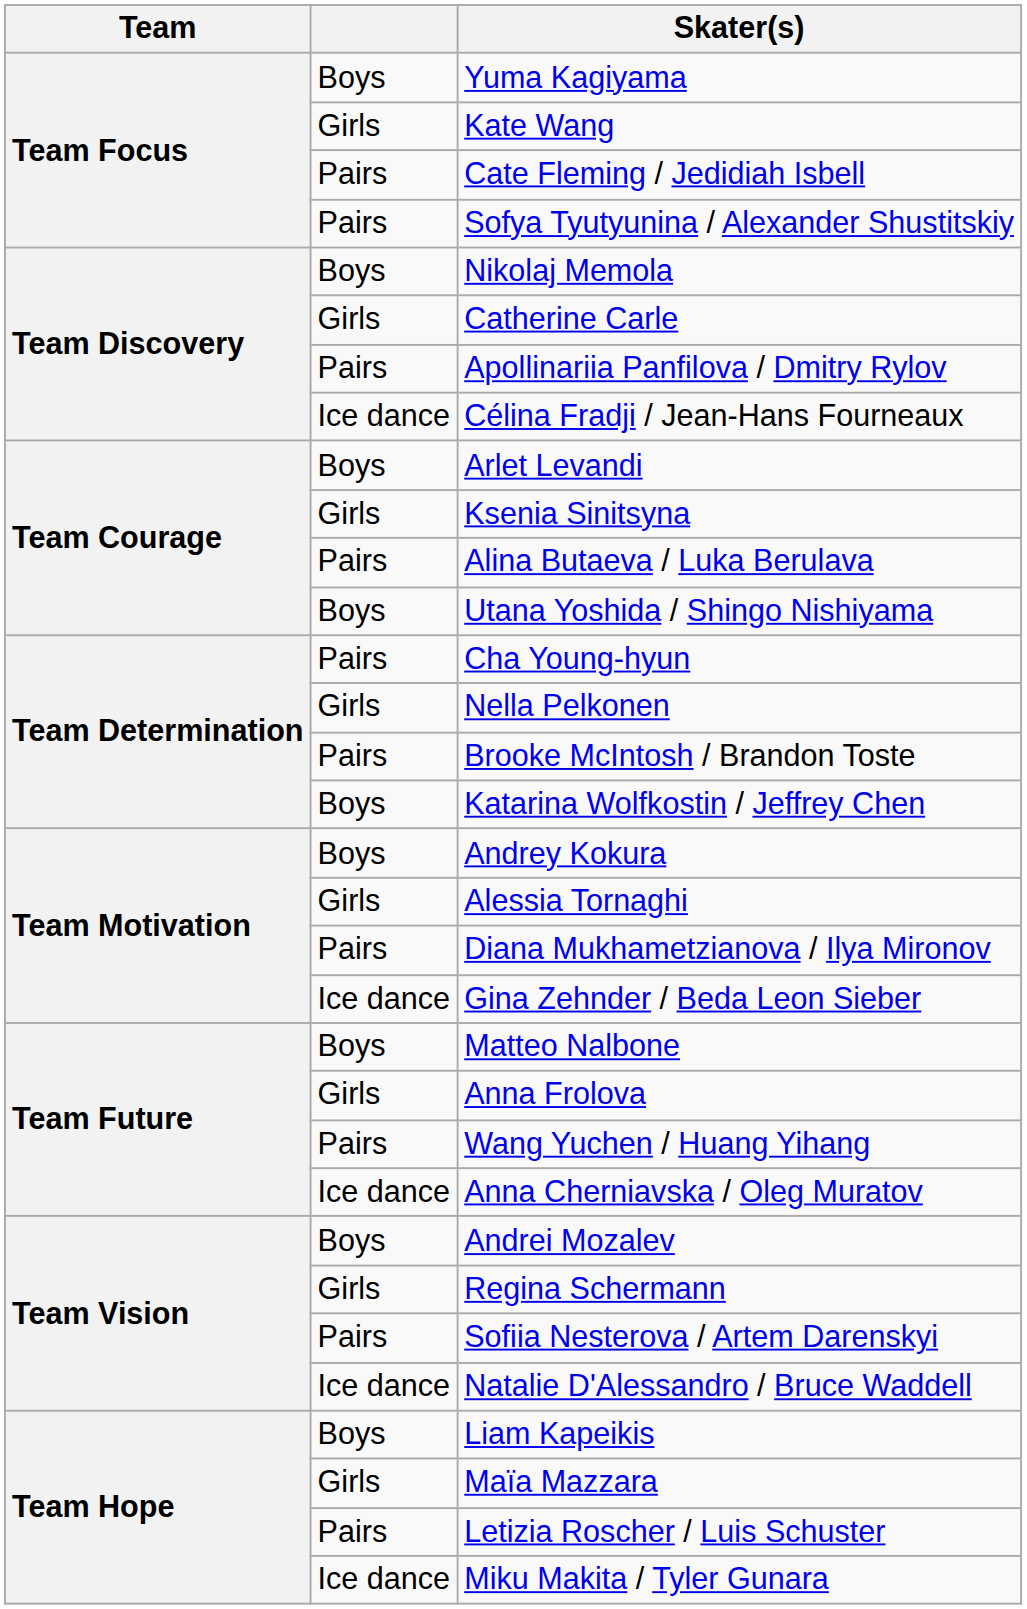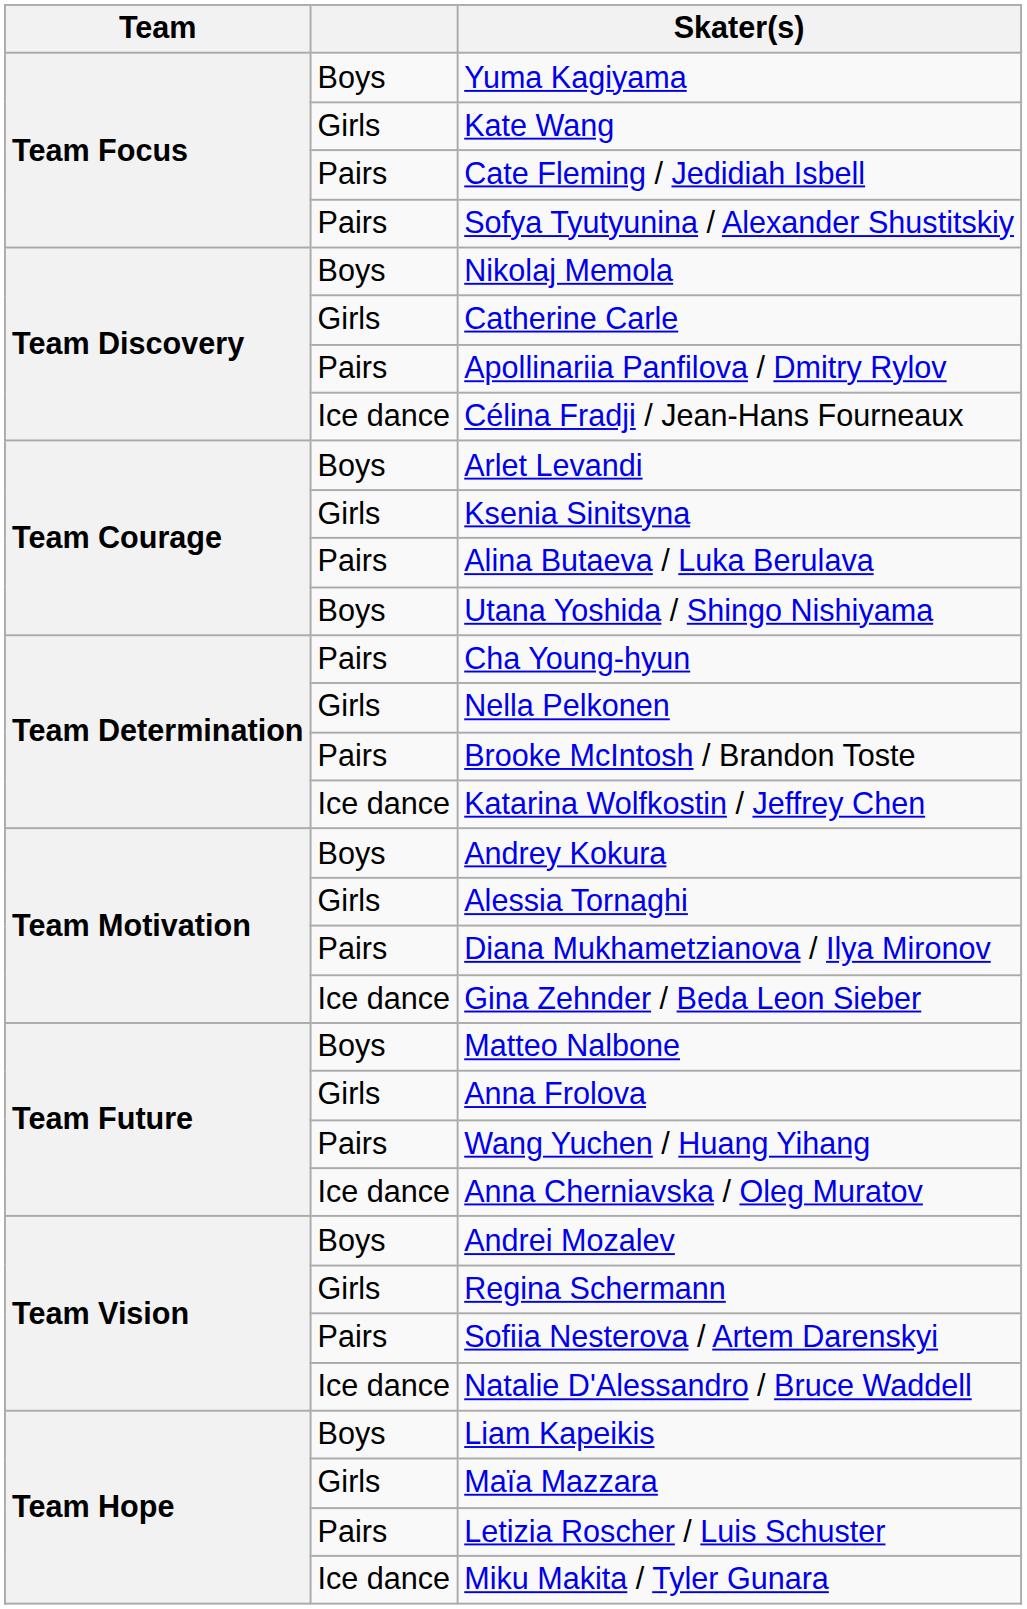(352, 804) Boys -> (384, 804) Ice dance
